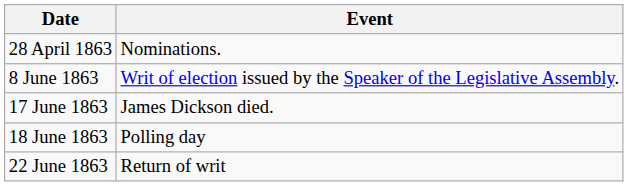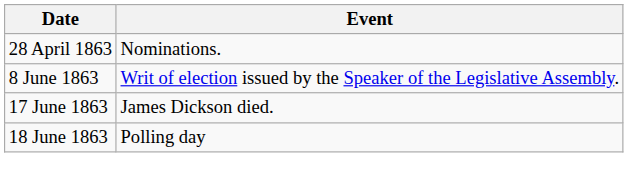- row: (58, 166)
